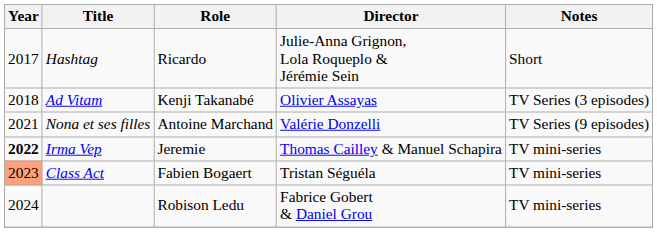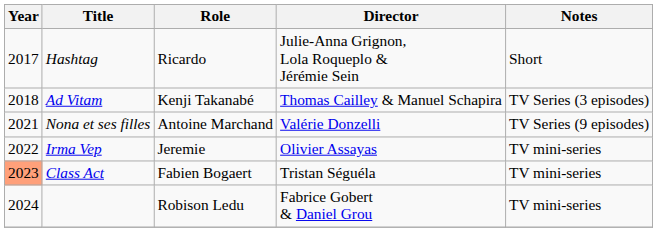(329, 99) Olivier Assayas -> (391, 99) Thomas Cailley & Manuel Schapira
(23, 148) bold -> (23, 148) normal
(391, 148) Thomas Cailley & Manuel Schapira -> (329, 148) Olivier Assayas
